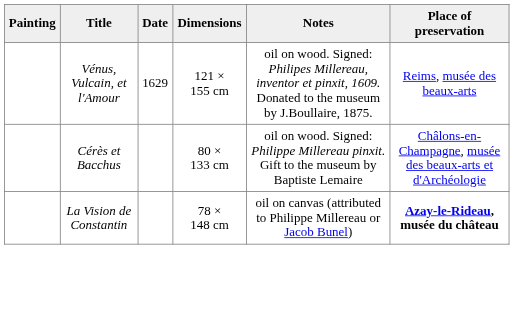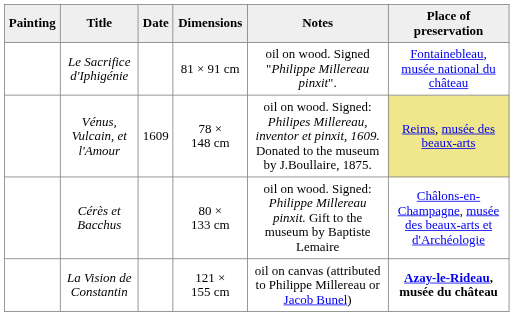+ row: (99, 68)
(155, 83) 1629 -> (156, 136) 1609
(210, 83) 121 × 155 cm -> (210, 136) 78 × 148 cm
(449, 83) no background -> (449, 136) khaki background
(210, 217) 78 × 148 cm -> (210, 285) 121 × 155 cm
